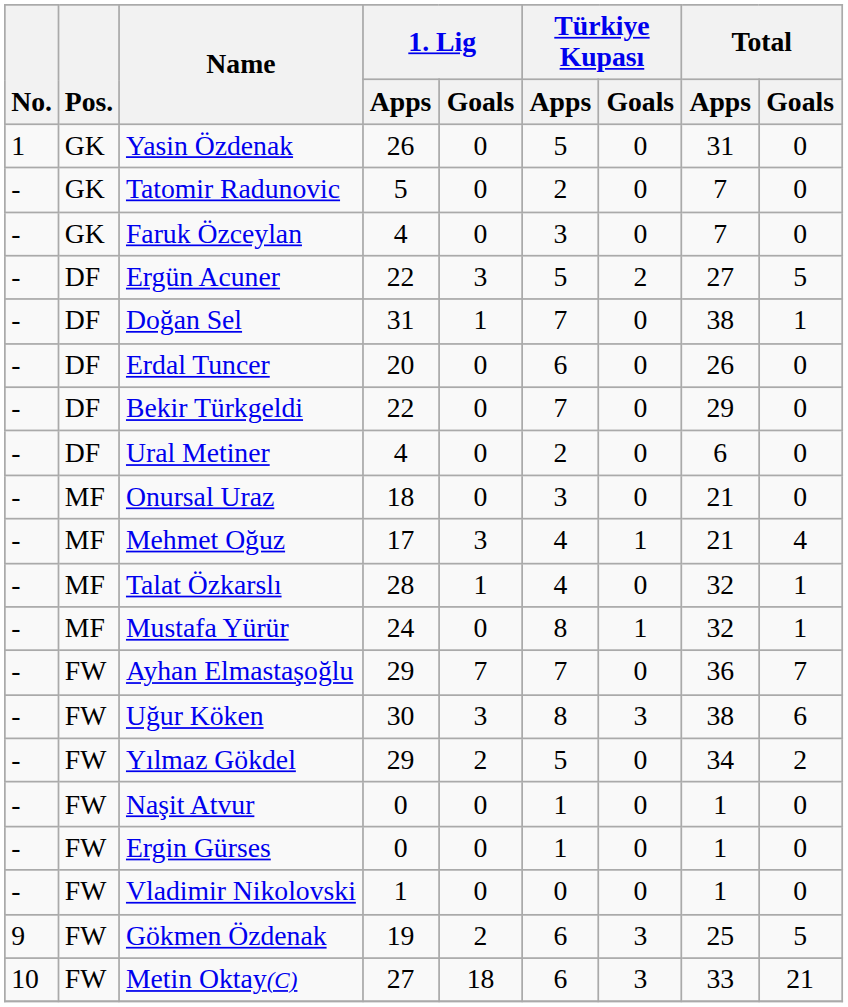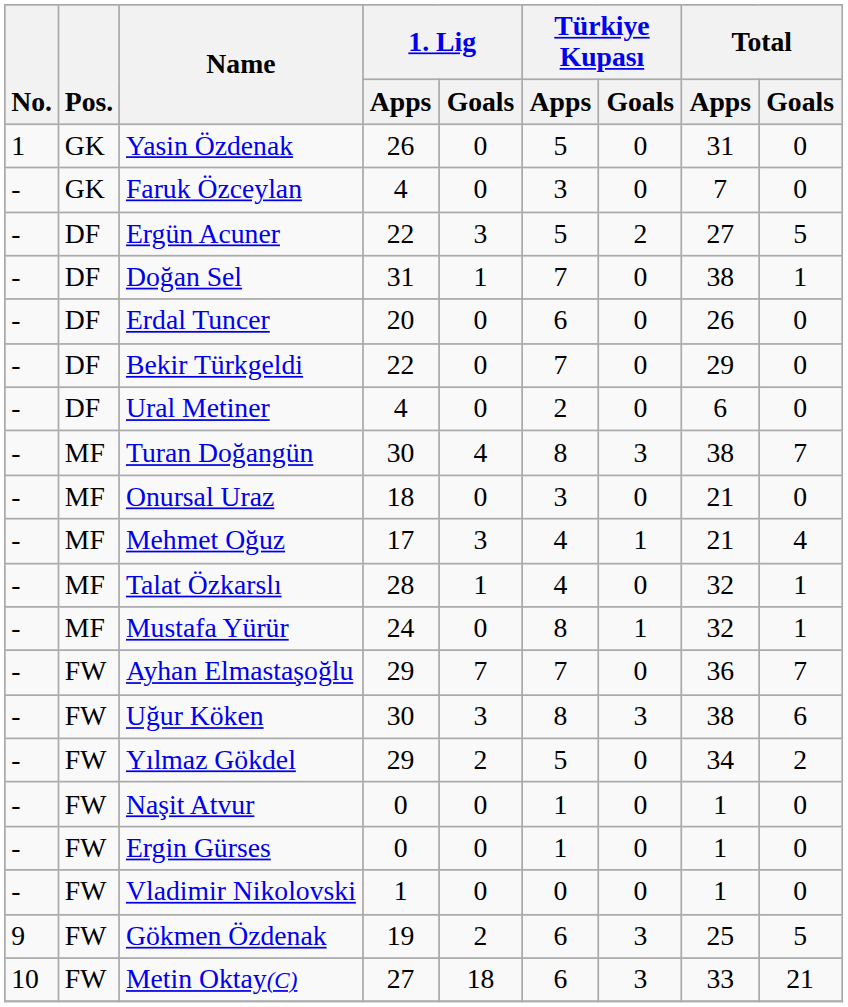- row: (233, 189)
+ row: (220, 452)
